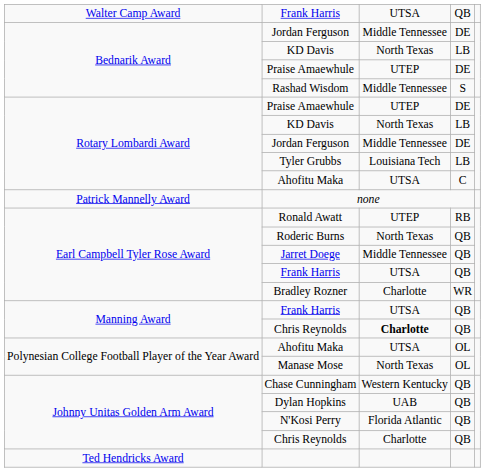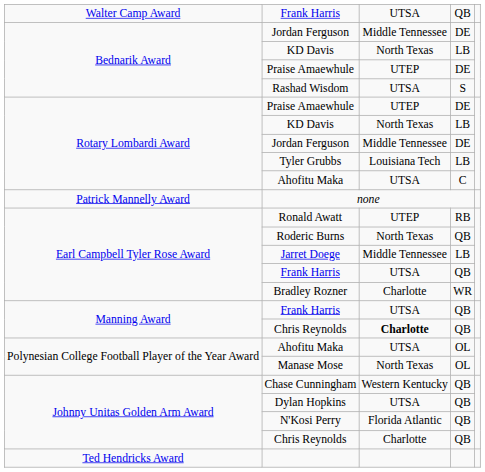(405, 87) Middle Tennessee -> (405, 87) UTSA
(463, 254) QB -> (463, 254) LB
(405, 402) UAB -> (405, 402) UTSA
